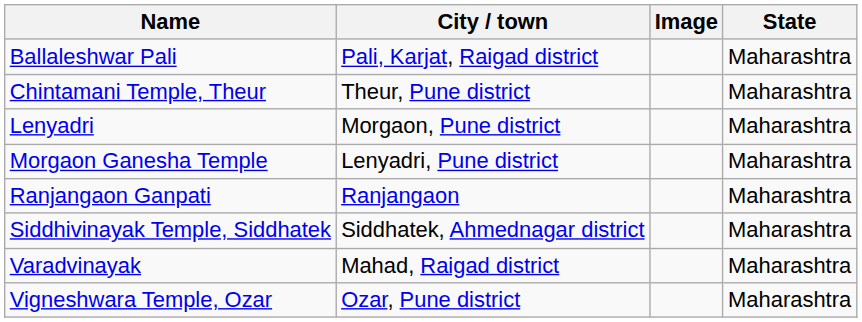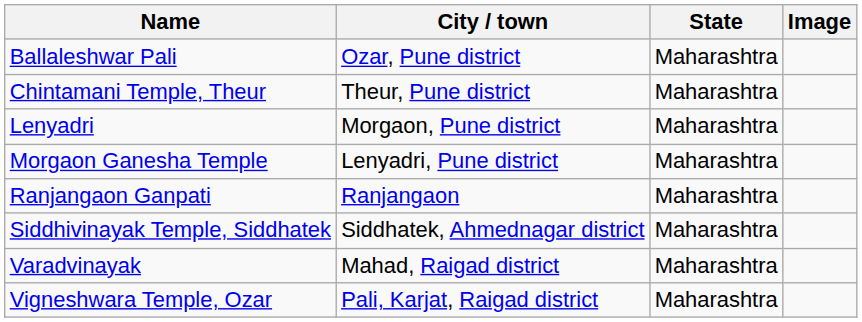columns swapped: (790, 21) <-> (686, 21)
(470, 56) Pali, Karjat, Raigad district -> (431, 56) Ozar, Pune district
(431, 299) Ozar, Pune district -> (470, 299) Pali, Karjat, Raigad district
